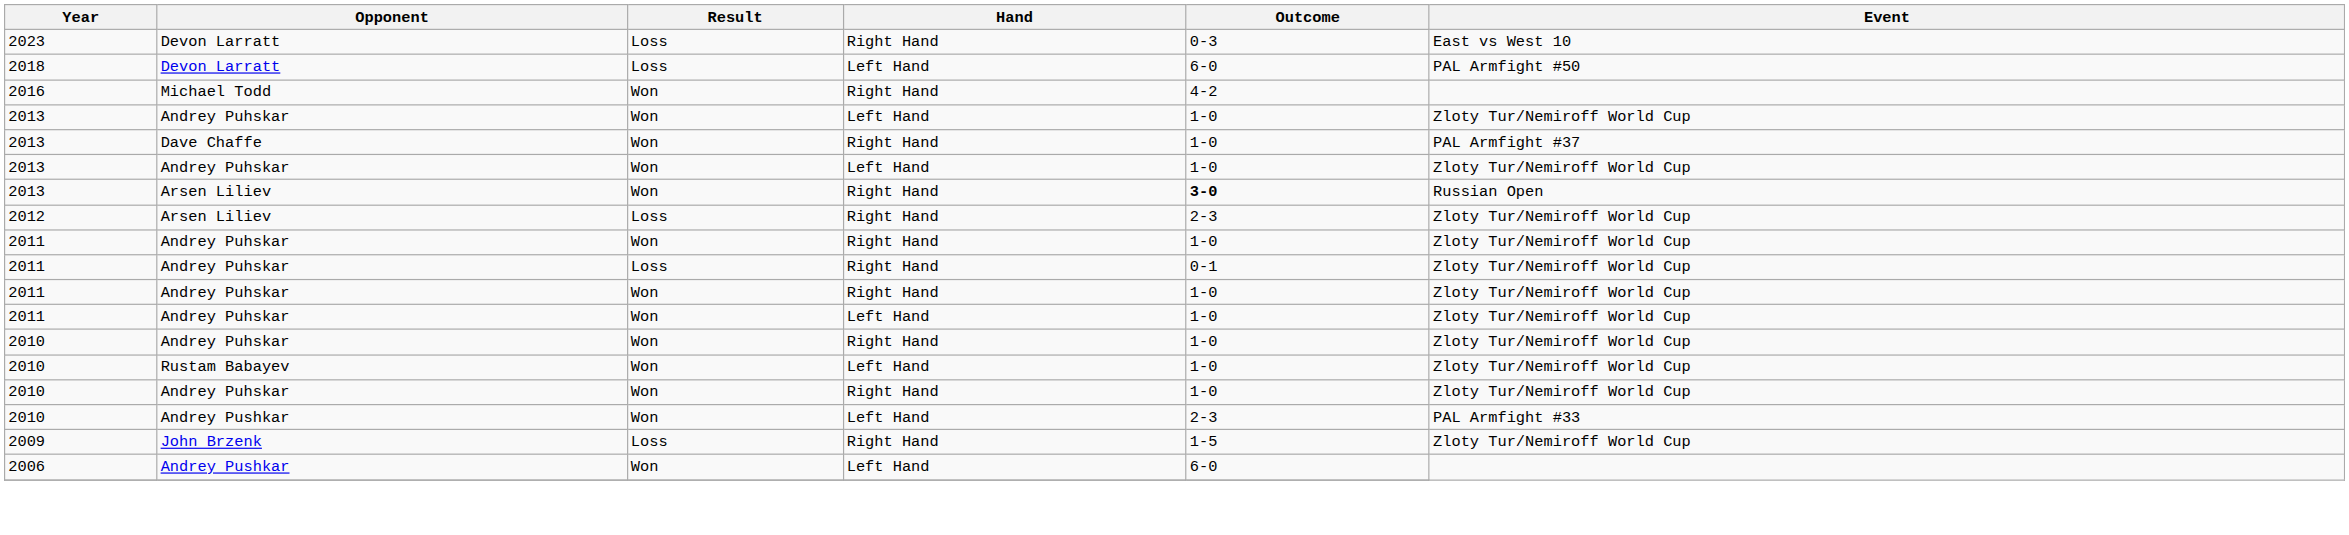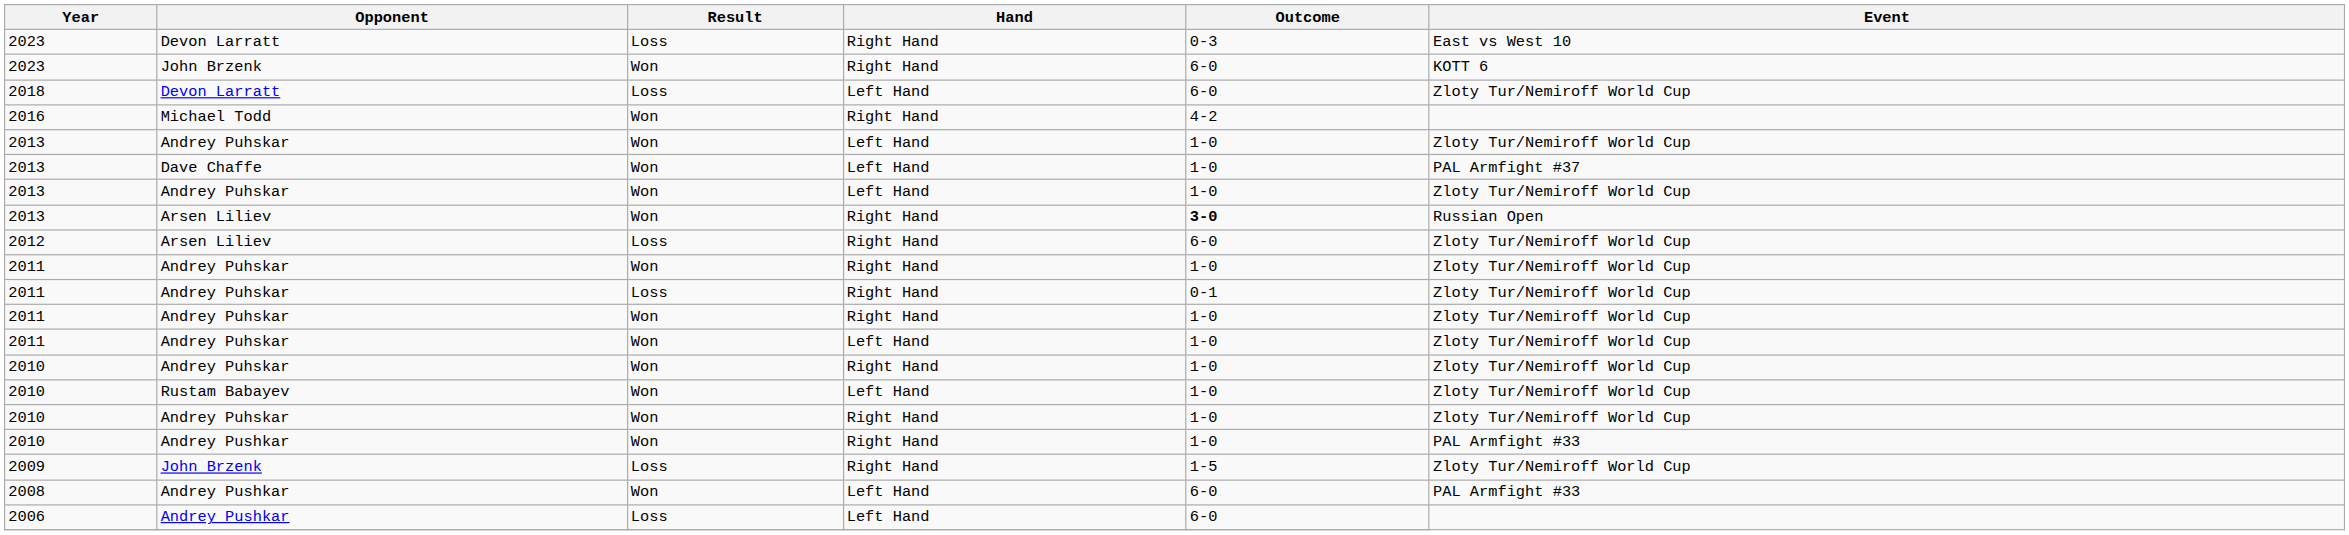+ row: (27, 67)
(1507, 67) PAL Armfight #50 -> (1562, 92) Zloty Tur/Nemiroff World Cup
(893, 142) Right Hand -> (888, 167) Left Hand
(1204, 217) 2-3 -> (1204, 242) 6-0
(888, 417) Left Hand -> (893, 442) Right Hand
(1204, 417) 2-3 -> (1204, 442) 1-0
+ row: (27, 492)
(645, 467) Won -> (649, 517) Loss
